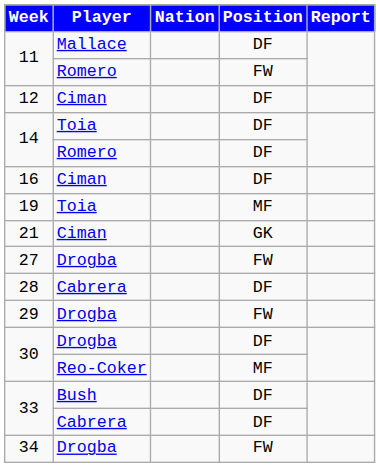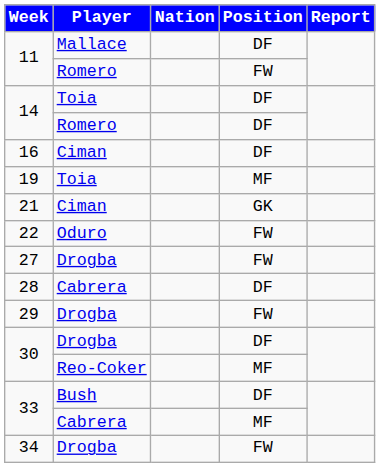- row: (29, 99)
+ row: (29, 234)
(263, 422) DF -> (263, 422) MF
